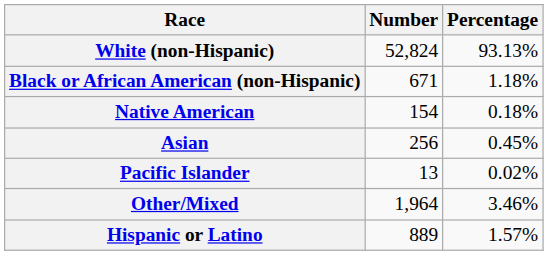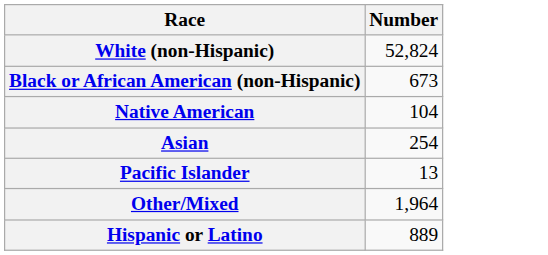- column: (493, 19)
(424, 81) 671 -> (424, 81) 673
(424, 111) 154 -> (424, 111) 104
(424, 142) 256 -> (424, 142) 254
